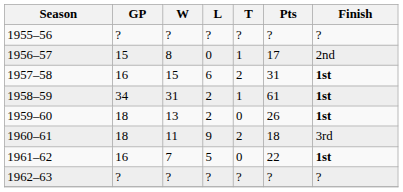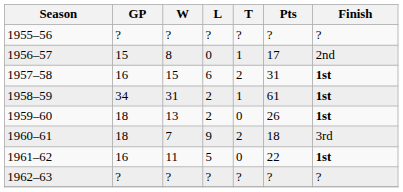(172, 136) 11 -> (169, 136) 7
(169, 156) 7 -> (172, 156) 11
